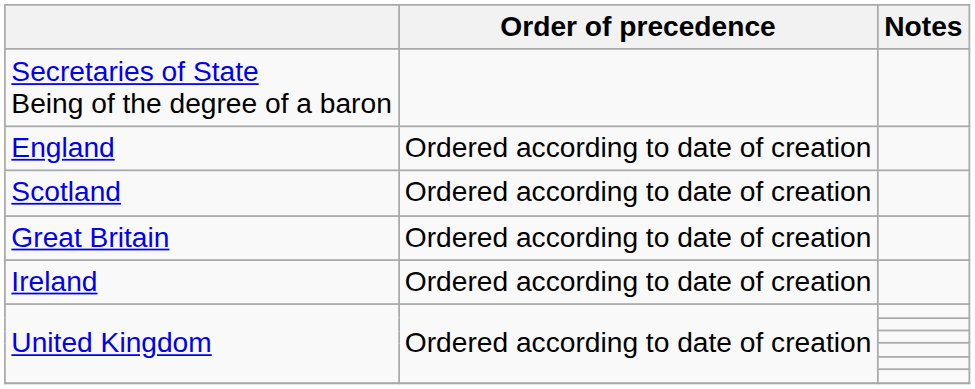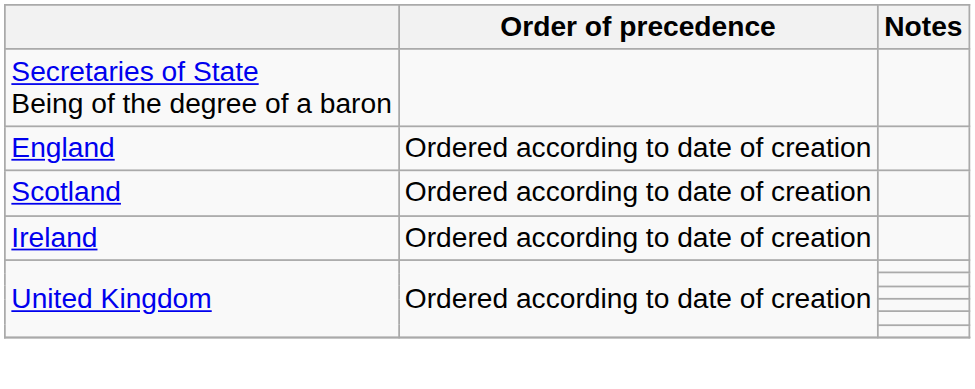- row: (90, 237)
